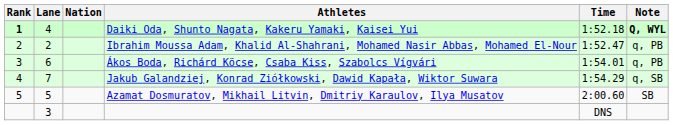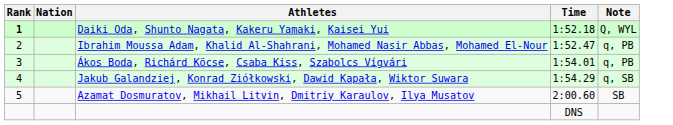- column: (48, 13)
(648, 29) bold -> (618, 29) normal
